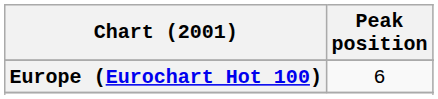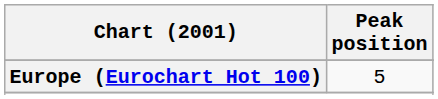(380, 77) 6 -> (380, 77) 5
